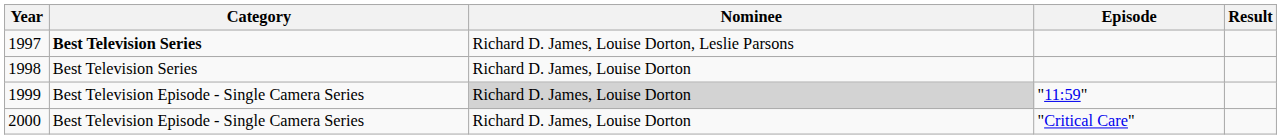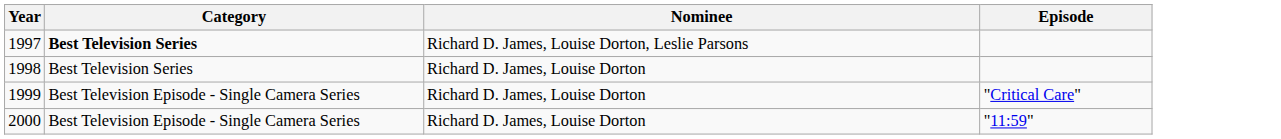- column: (1250, 17)
(582, 95) lightgrey background -> (536, 95) no background
(1062, 95) "11:59" -> (1032, 95) "Critical Care"
(1086, 120) "Critical Care" -> (1009, 120) "11:59"
